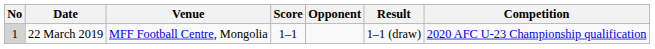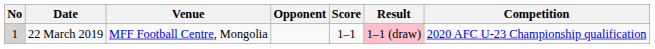columns swapped: (335, 14) <-> (288, 14)
(394, 33) no background -> (394, 33) pink background
